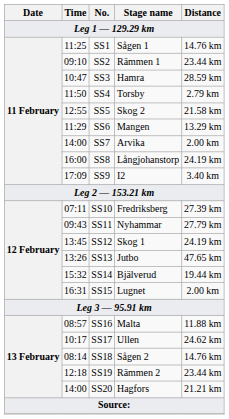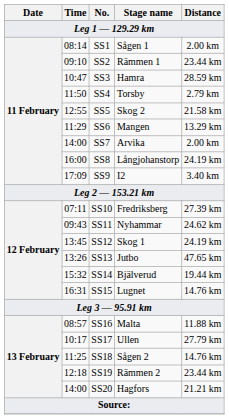(75, 45) 11:25 -> (75, 45) 08:14
(203, 45) 14.76 km -> (203, 45) 2.00 km
(203, 225) 27.79 km -> (203, 225) 24.62 km
(203, 290) 2.00 km -> (203, 290) 14.76 km
(203, 339) 24.62 km -> (203, 339) 27.79 km
(75, 356) 08:14 -> (75, 356) 11:25
